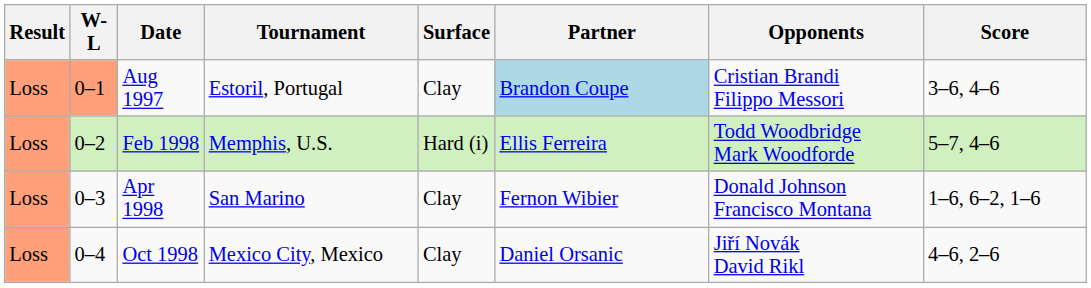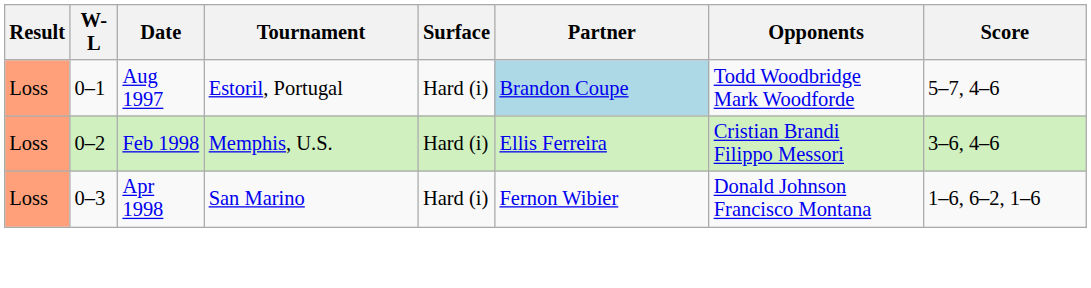(90, 87) lightsalmon background -> (90, 87) no background
(442, 87) Clay -> (456, 87) Hard (i)
(779, 87) Cristian Brandi Filippo Messori -> (787, 87) Todd Woodbridge Mark Woodforde
(964, 87) 3–6, 4–6 -> (964, 87) 5–7, 4–6
(787, 143) Todd Woodbridge Mark Woodforde -> (779, 143) Cristian Brandi Filippo Messori
(964, 143) 5–7, 4–6 -> (964, 143) 3–6, 4–6
(442, 198) Clay -> (456, 198) Hard (i)
- row: (160, 254)
